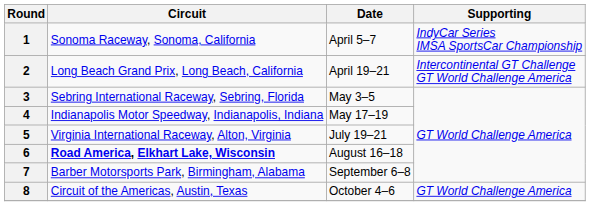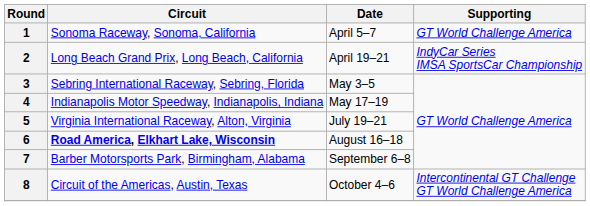(499, 39) IndyCar Series IMSA SportsCar Championship -> (494, 32) GT World Challenge America
(496, 71) Intercontinental GT Challenge GT World Challenge America -> (499, 58) IndyCar Series IMSA SportsCar Championship
(494, 191) GT World Challenge America -> (496, 184) Intercontinental GT Challenge GT World Challenge America
